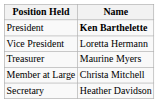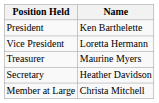(114, 28) bold -> (111, 28) normal
rows swapped: (25, 91) <-> (41, 75)
